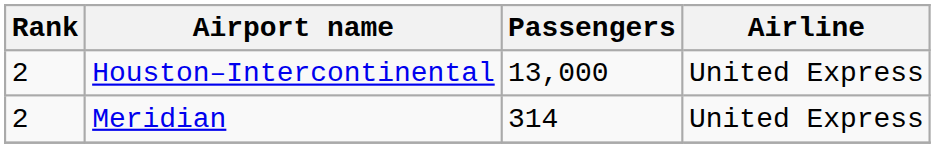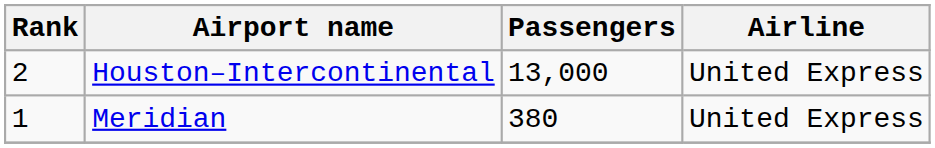(20, 119) 2 -> (20, 119) 1
(533, 119) 314 -> (533, 119) 380
